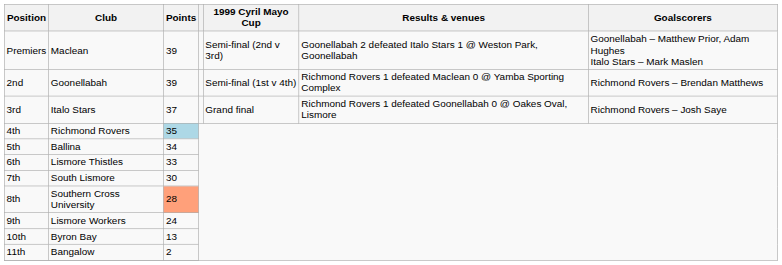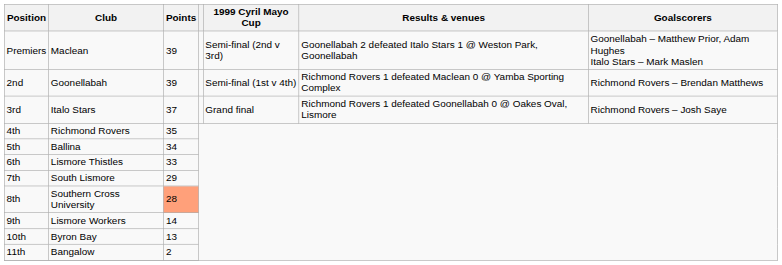(171, 131) lightblue background -> (171, 131) no background
(171, 178) 30 -> (171, 178) 29
(171, 220) 24 -> (171, 220) 14
